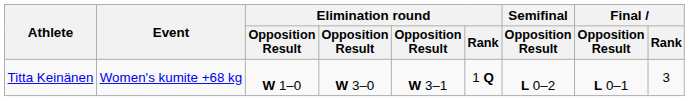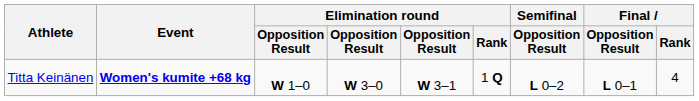(171, 78) normal -> (175, 78) bold
(666, 78) 3 -> (675, 78) 4
